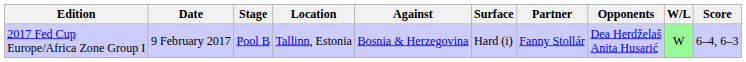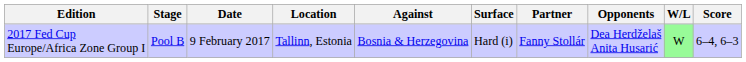columns swapped: (253, 13) <-> (191, 13)
